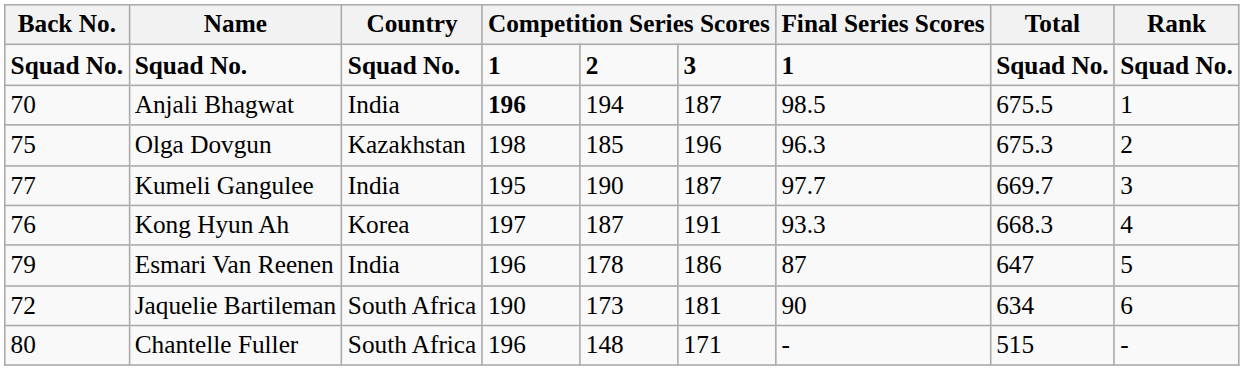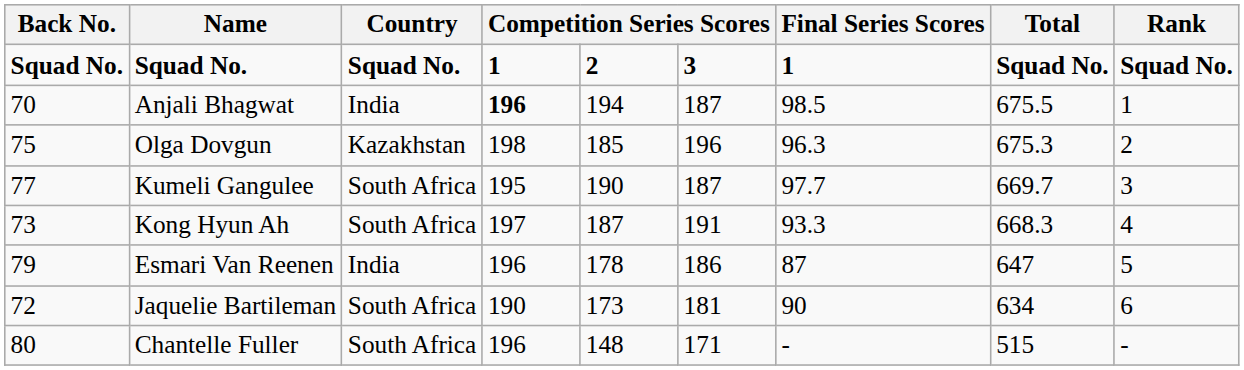(374, 184) India -> (412, 184) South Africa
(23, 225) 76 -> (23, 225) 73
(379, 225) Korea -> (412, 225) South Africa
